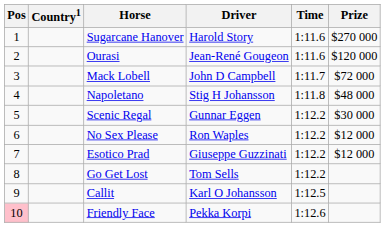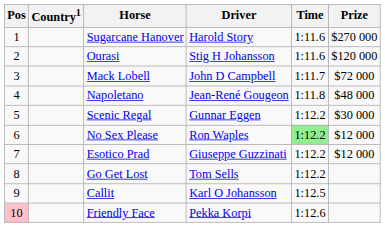(239, 56) Jean-René Gougeon -> (232, 56) Stig H Johansson
(232, 95) Stig H Johansson -> (239, 95) Jean-René Gougeon
(310, 134) no background -> (310, 134) lightgreen background
